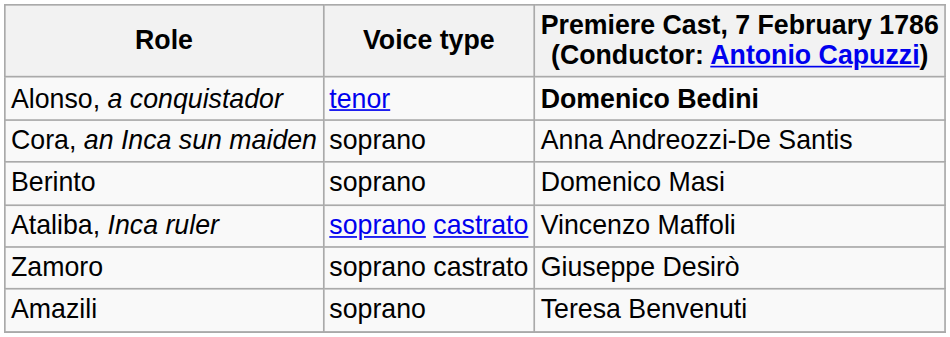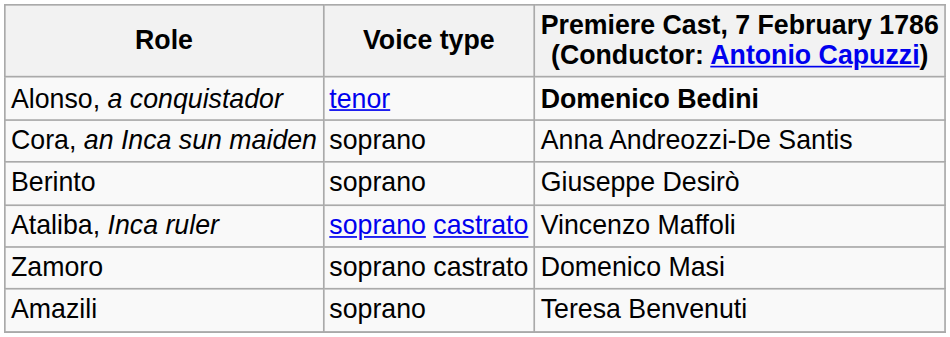(633, 182) Domenico Masi -> (640, 182) Giuseppe Desirò
(640, 267) Giuseppe Desirò -> (633, 267) Domenico Masi
